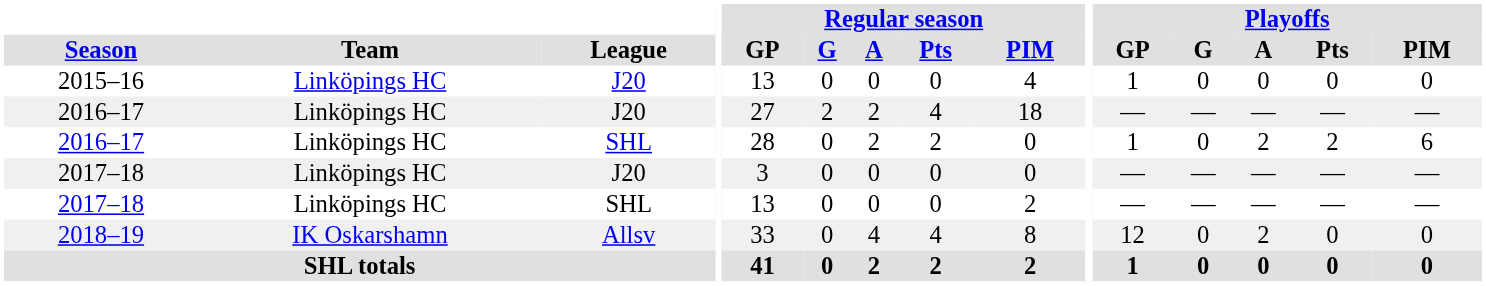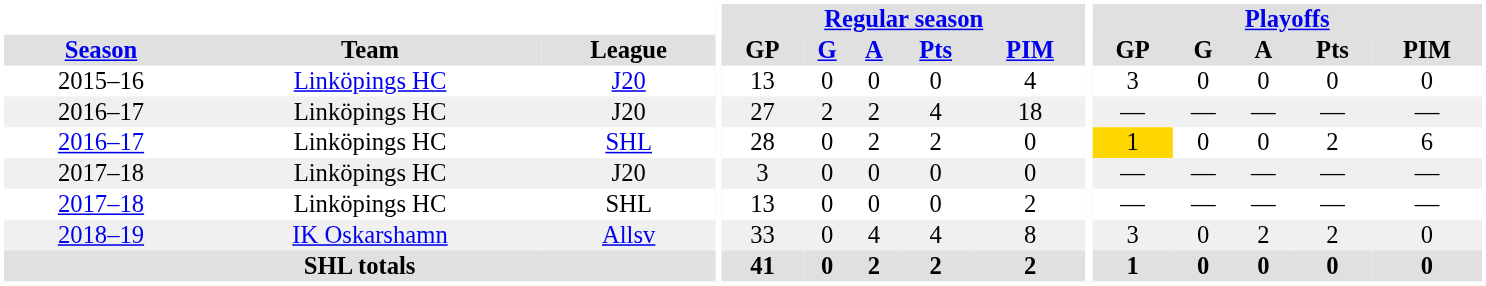(1133, 80) 1 -> (1133, 80) 3
(1133, 142) no background -> (1133, 142) gold background
(1263, 142) 2 -> (1263, 142) 0
(1133, 234) 12 -> (1133, 234) 3
(1333, 234) 0 -> (1333, 234) 2
